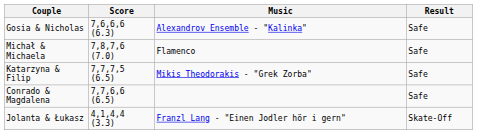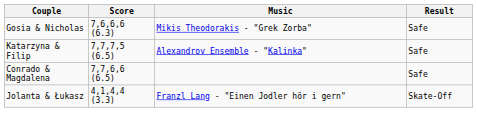(232, 29) Alexandrov Ensemble - "Kalinka" -> (234, 29) Mikis Theodorakis - "Grek Zorba"
- row: (26, 51)
(234, 74) Mikis Theodorakis - "Grek Zorba" -> (232, 51) Alexandrov Ensemble - "Kalinka"
